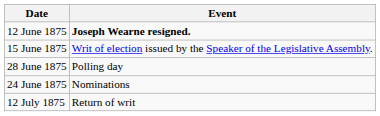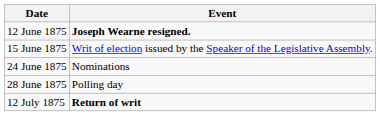rows swapped: (37, 84) <-> (37, 66)
(104, 102) normal -> (106, 102) bold
